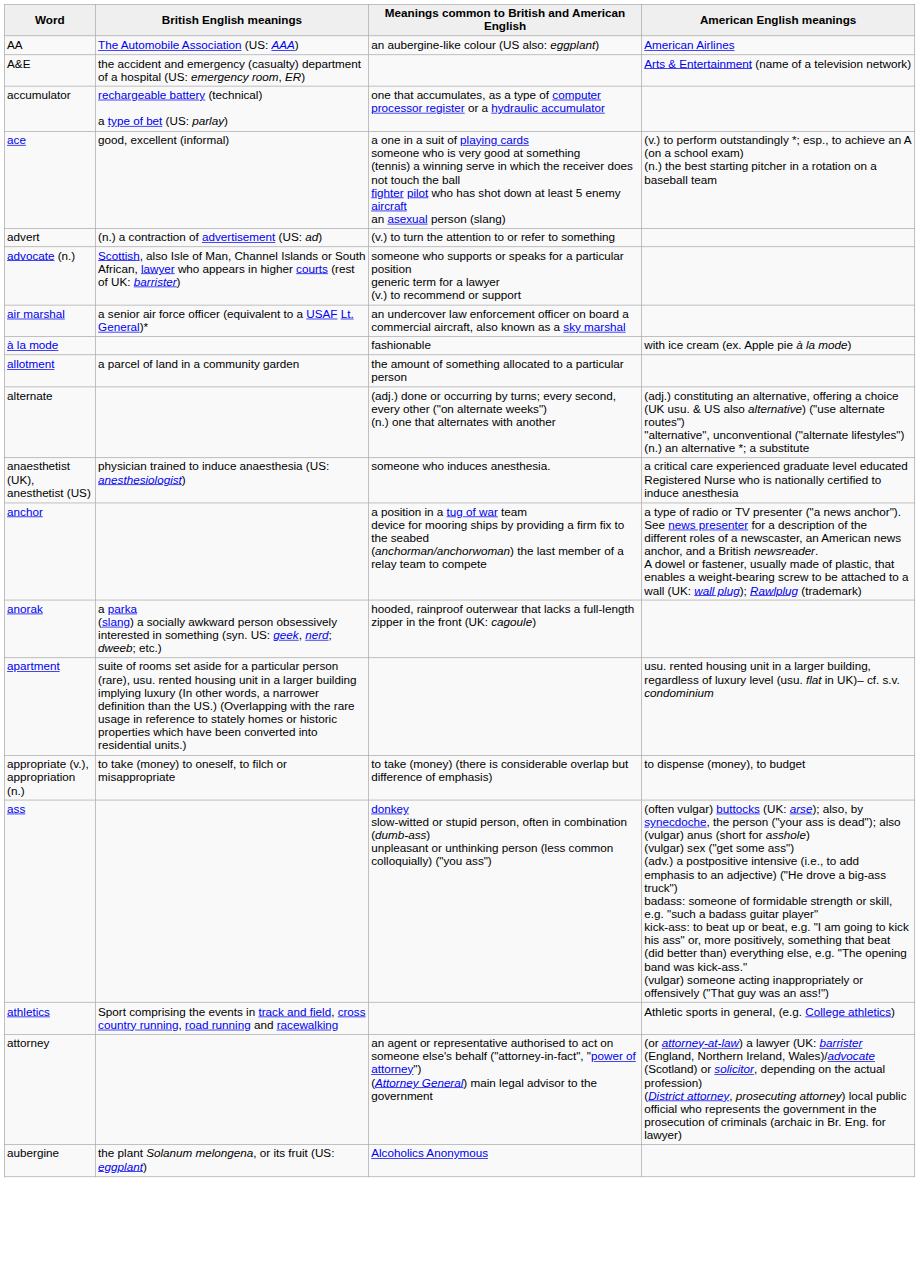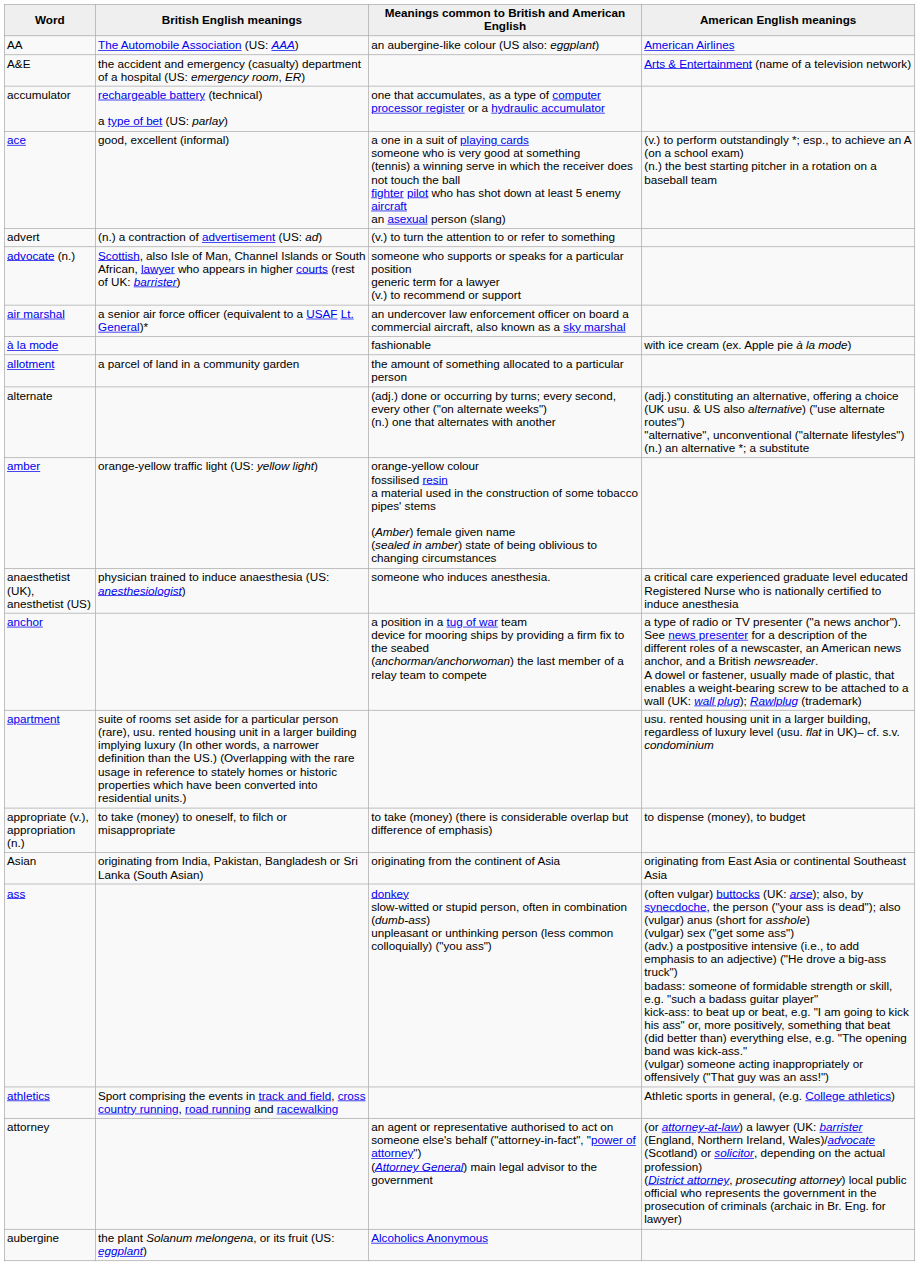+ row: (24, 467)
- row: (25, 609)
+ row: (22, 862)
